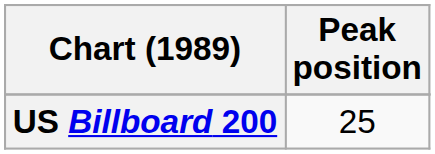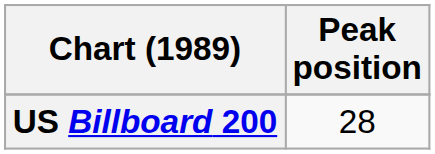(357, 121) 25 -> (357, 121) 28
